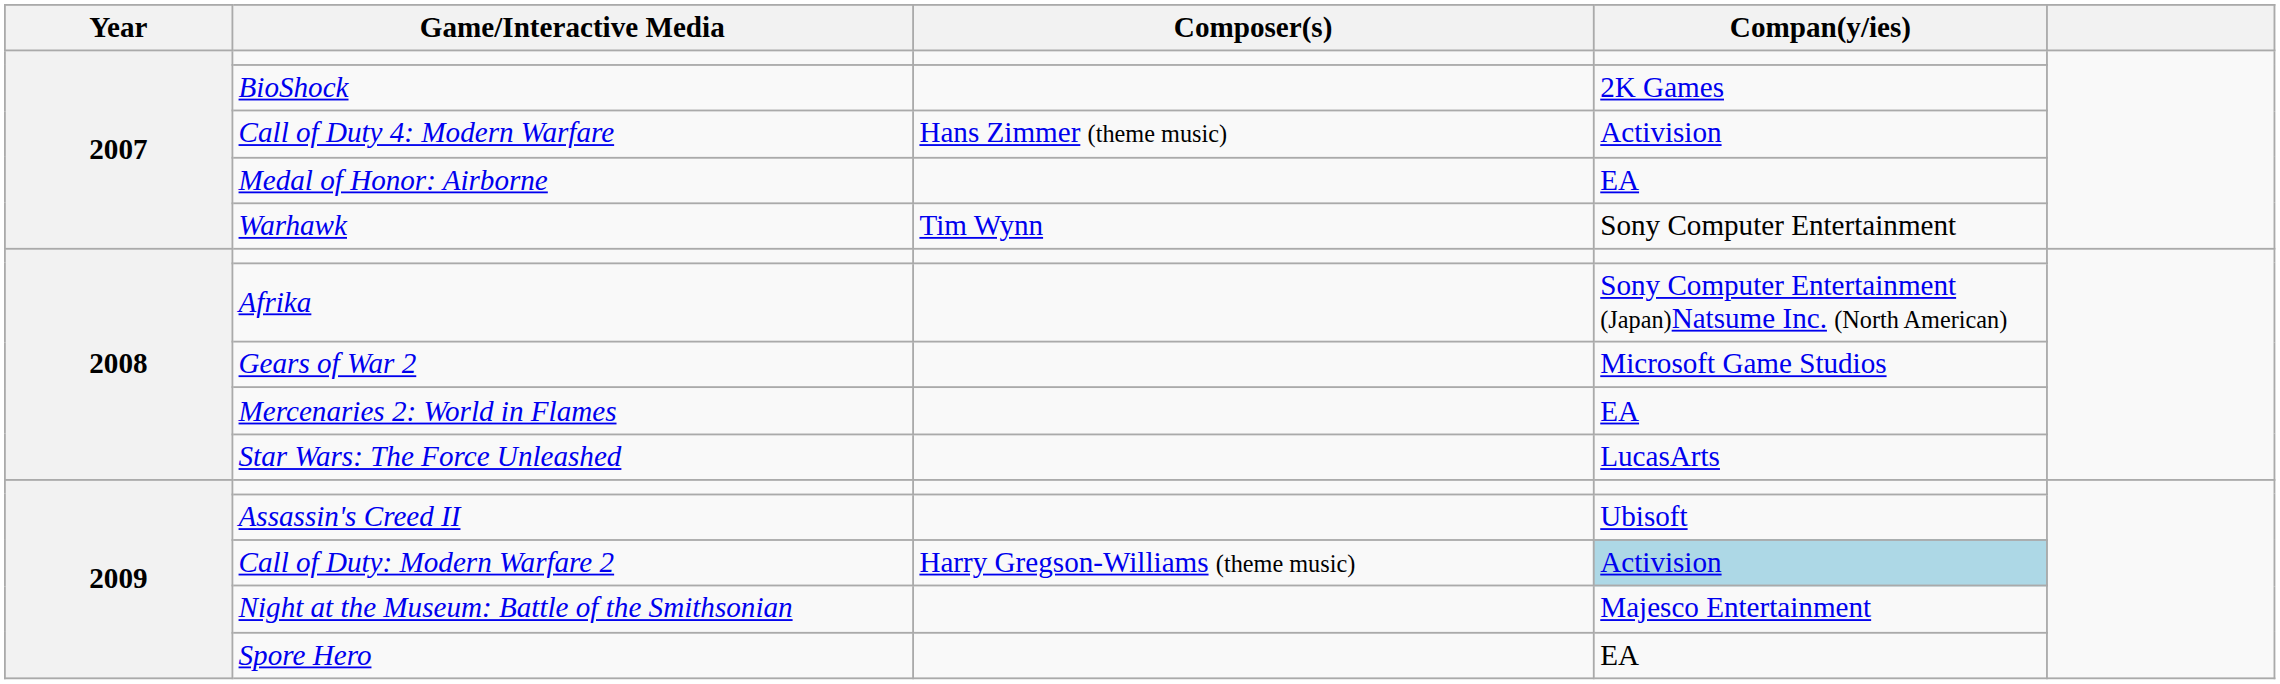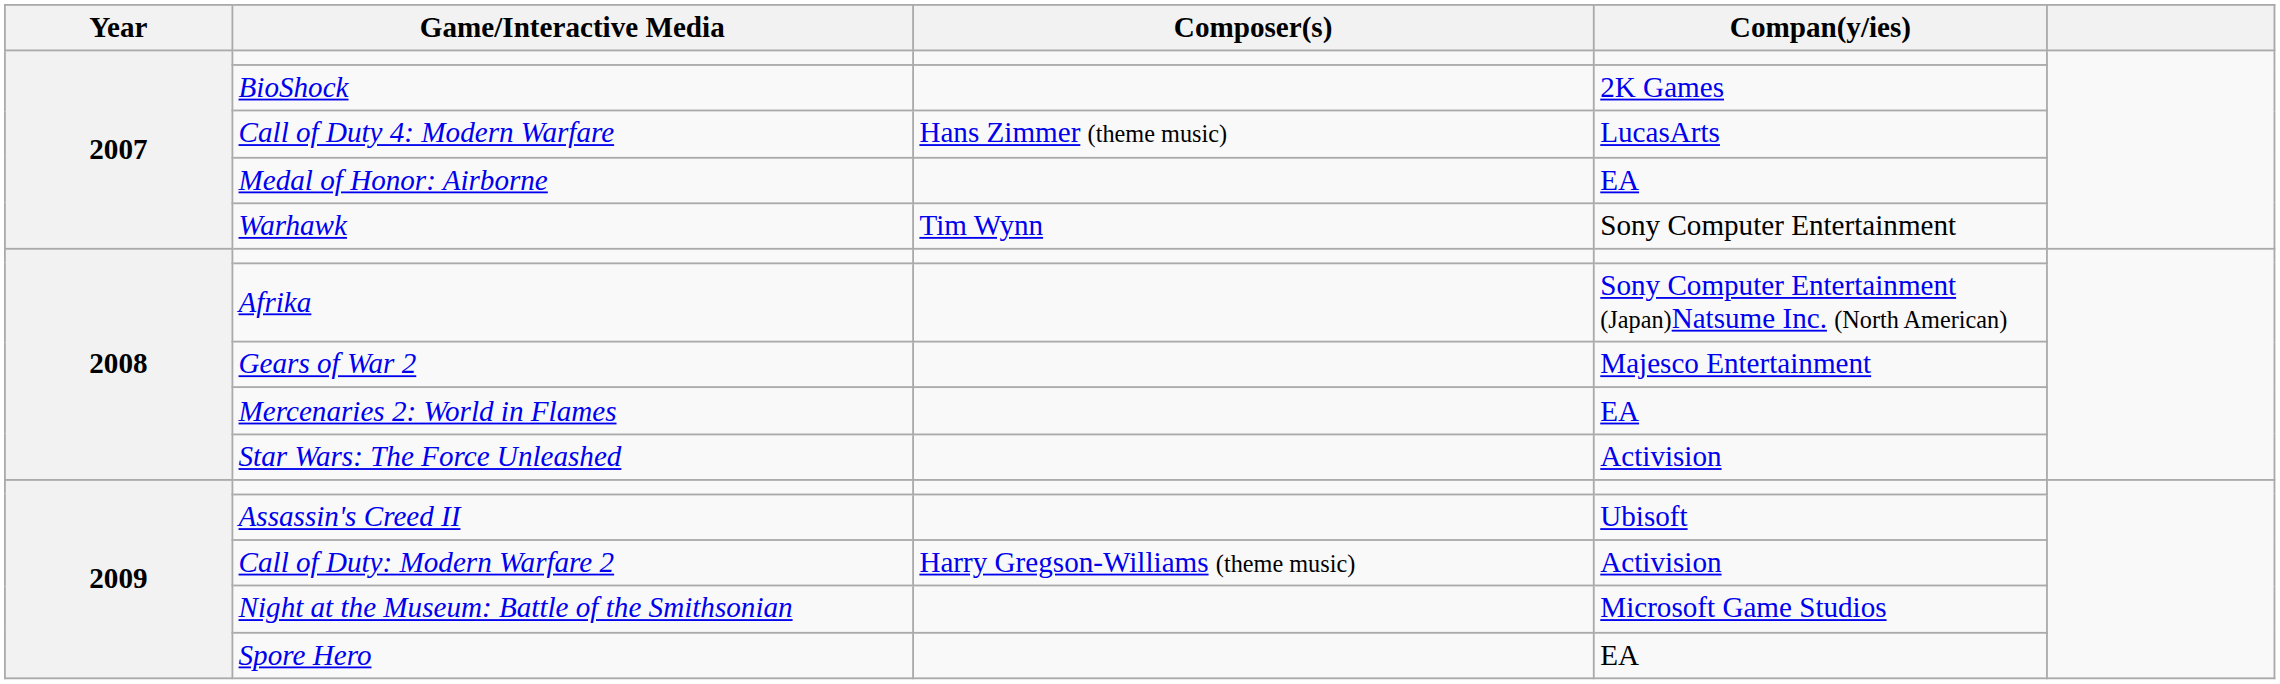(1661, 133) Activision -> (1660, 133) LucasArts
(1743, 364) Microsoft Game Studios -> (1736, 364) Majesco Entertainment
(1660, 456) LucasArts -> (1661, 456) Activision
(1661, 562) lightblue background -> (1661, 562) no background
(1736, 608) Majesco Entertainment -> (1743, 608) Microsoft Game Studios
